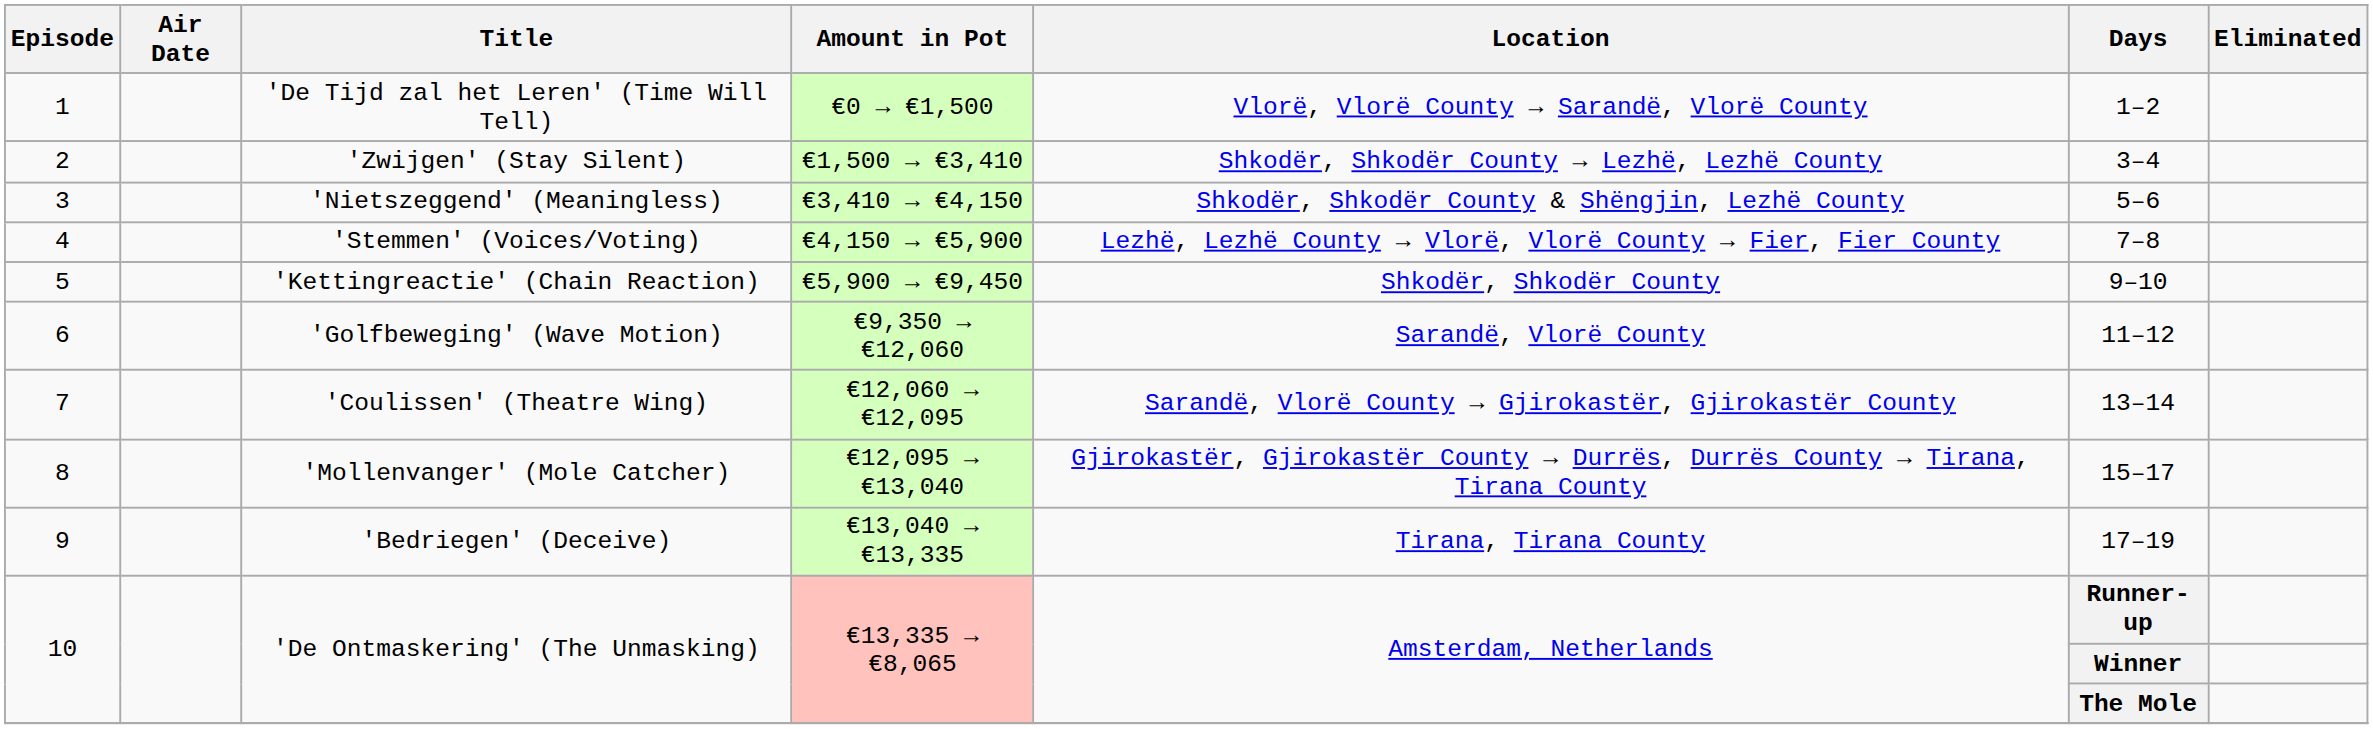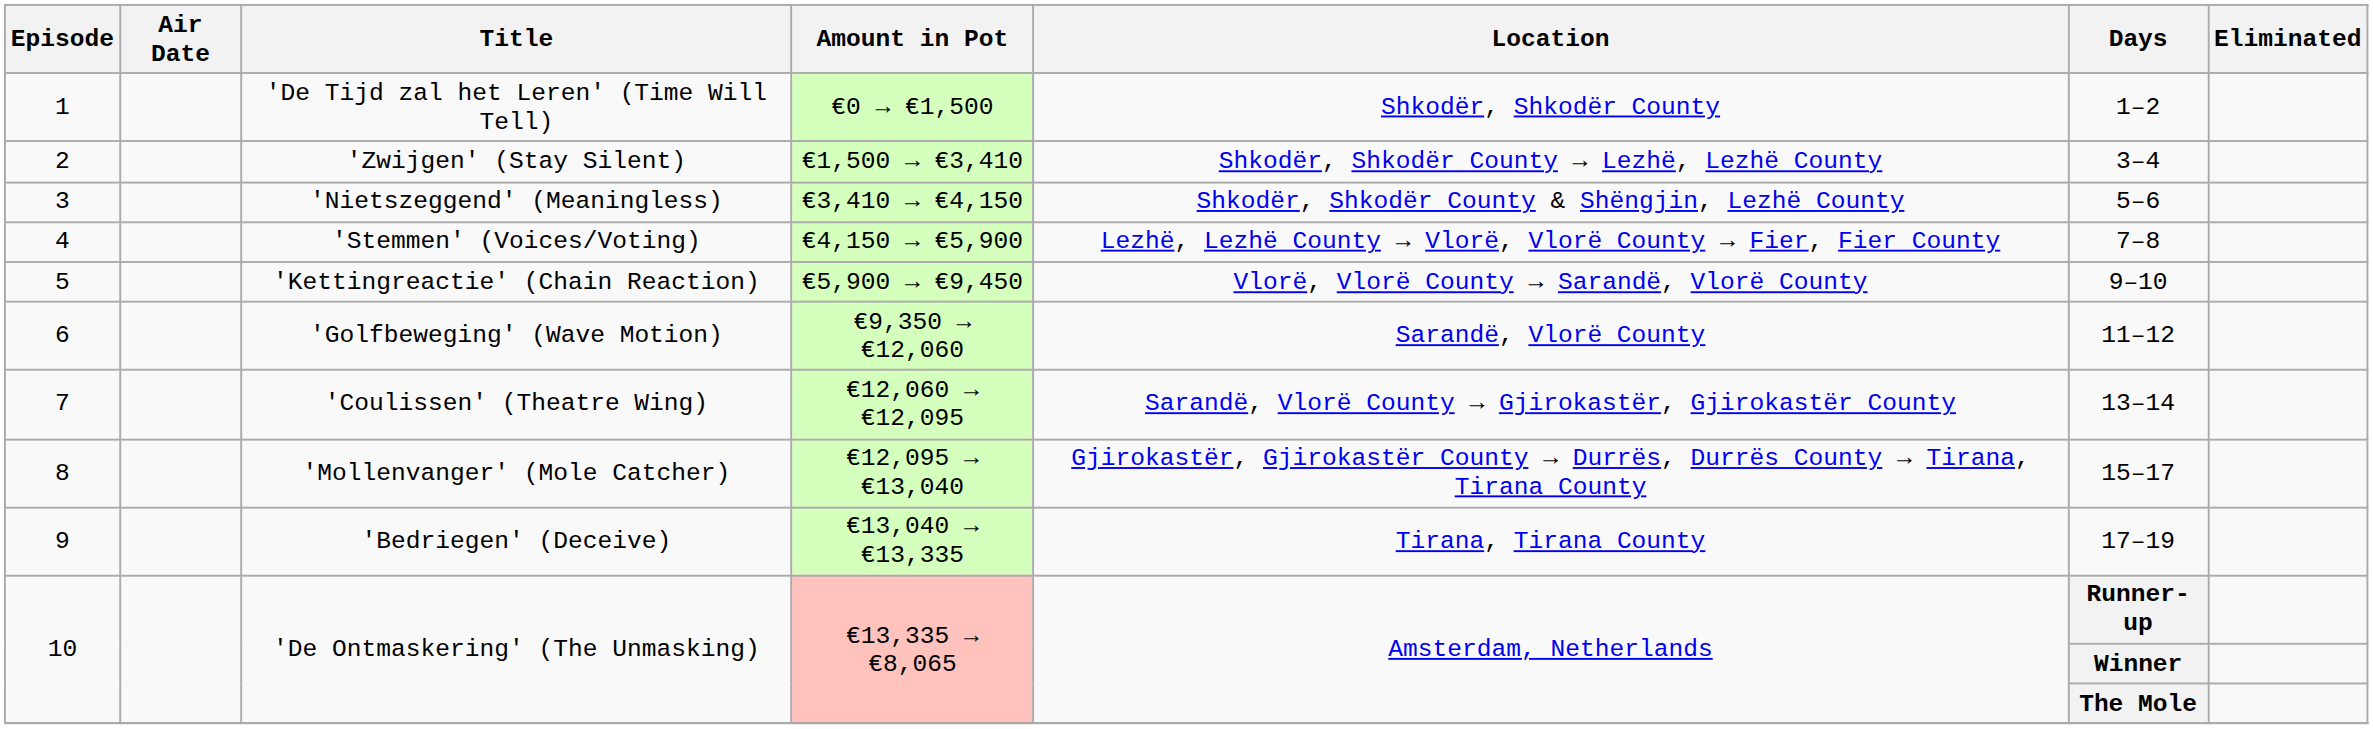(1551, 108) Vlorë, Vlorë County → Sarandë, Vlorë County -> (1551, 108) Shkodër, Shkodër County
(1551, 282) Shkodër, Shkodër County -> (1551, 282) Vlorë, Vlorë County → Sarandë, Vlorë County
